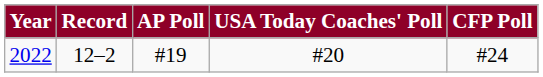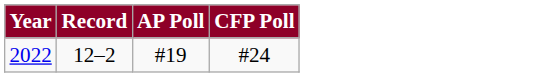- column: (328, 21)
